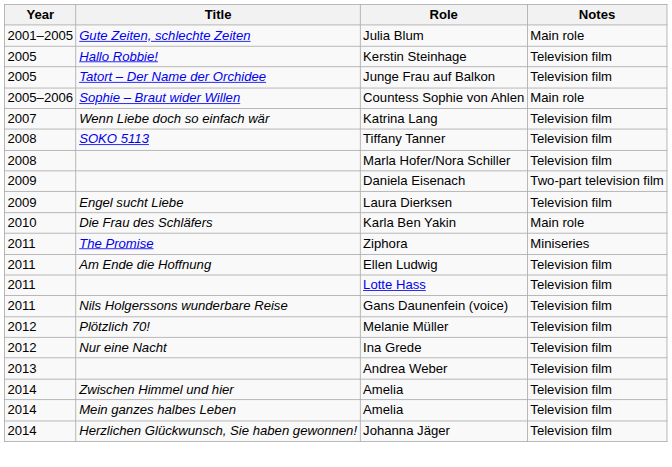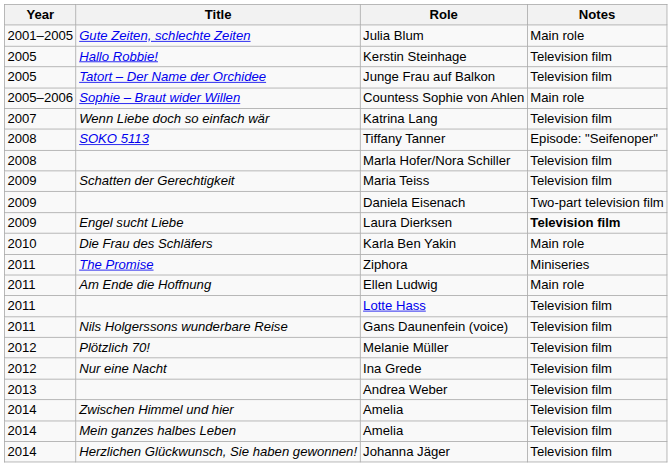(571, 139) Television film -> (594, 139) Episode: "Seifenoper"
+ row: (157, 181)
(571, 202) normal -> (575, 222) bold
(571, 264) Television film -> (557, 285) Main role
